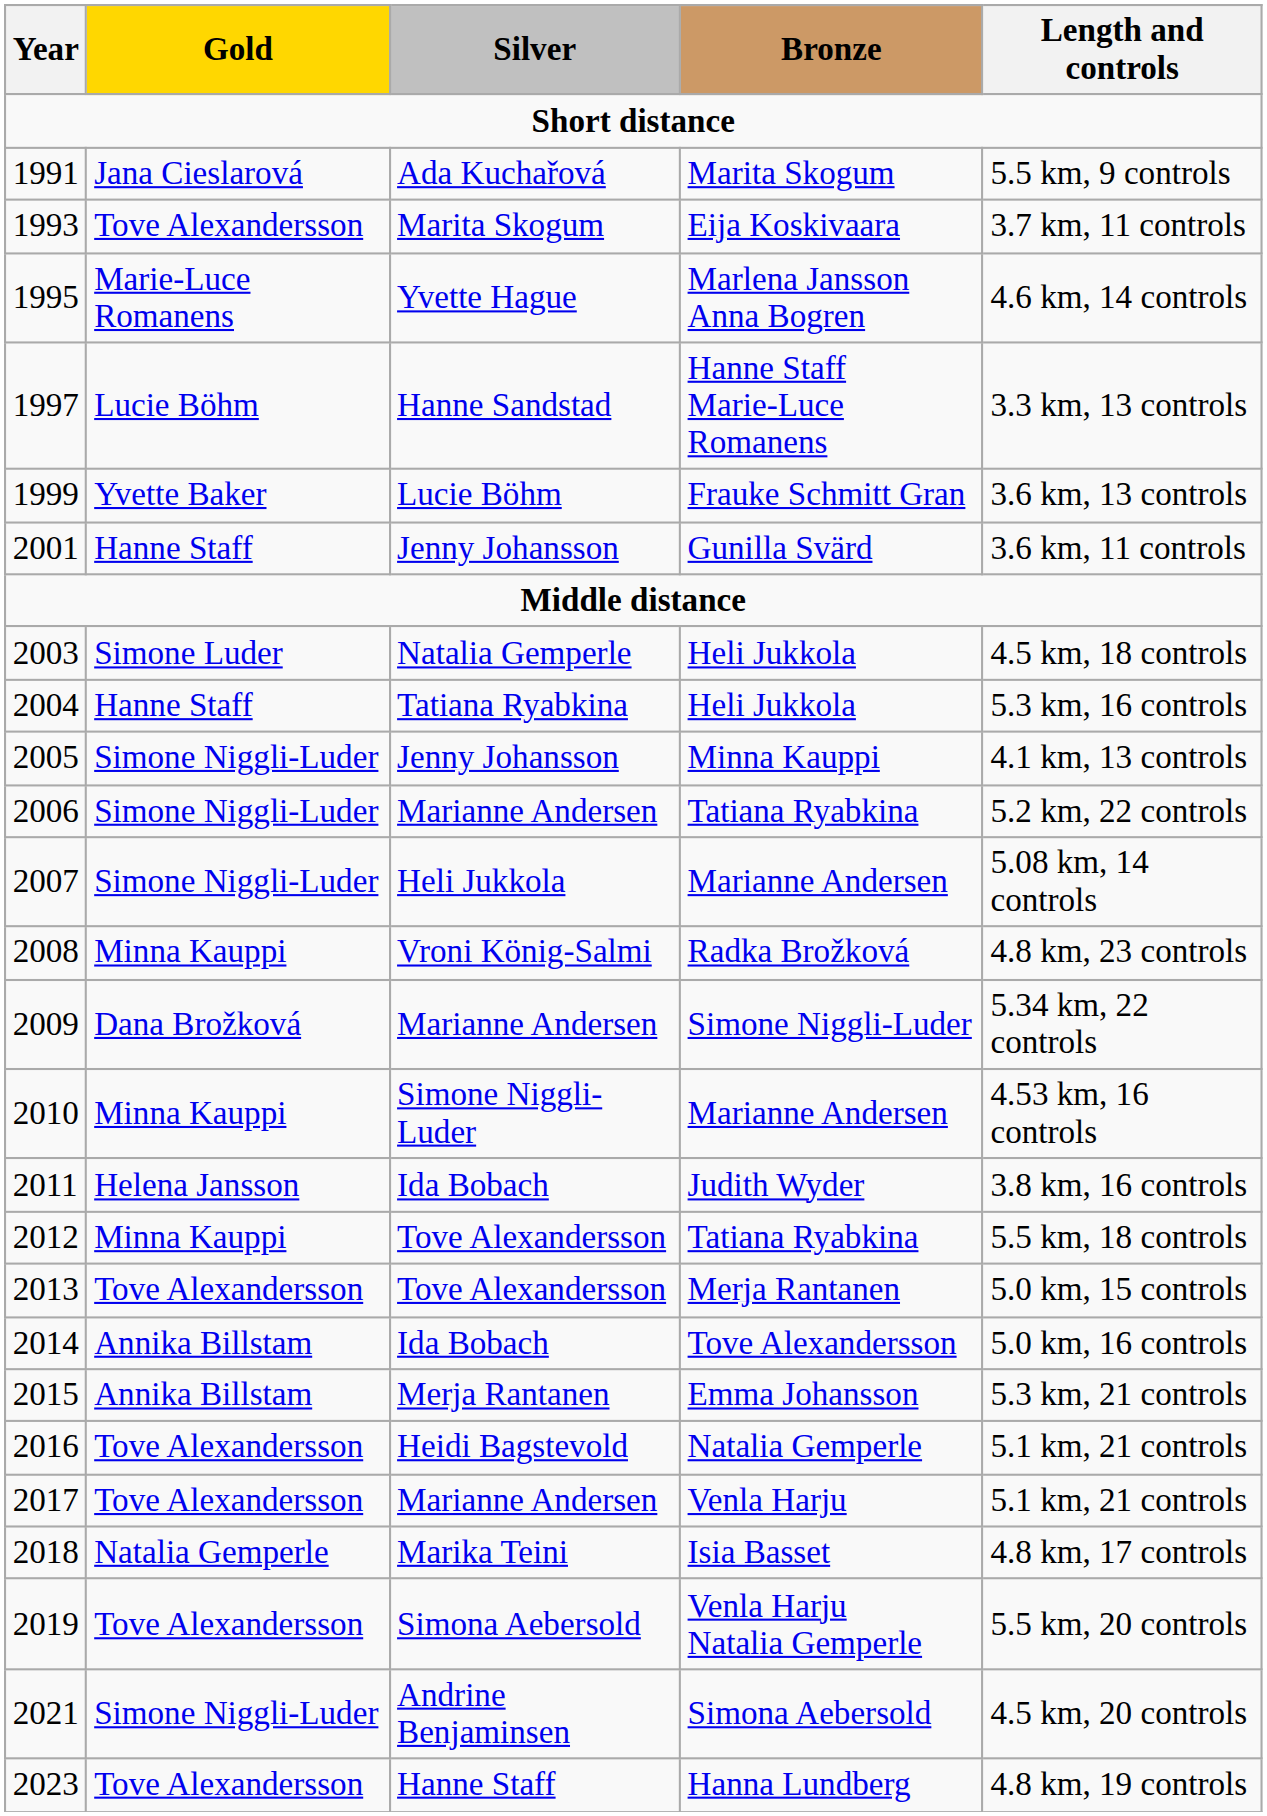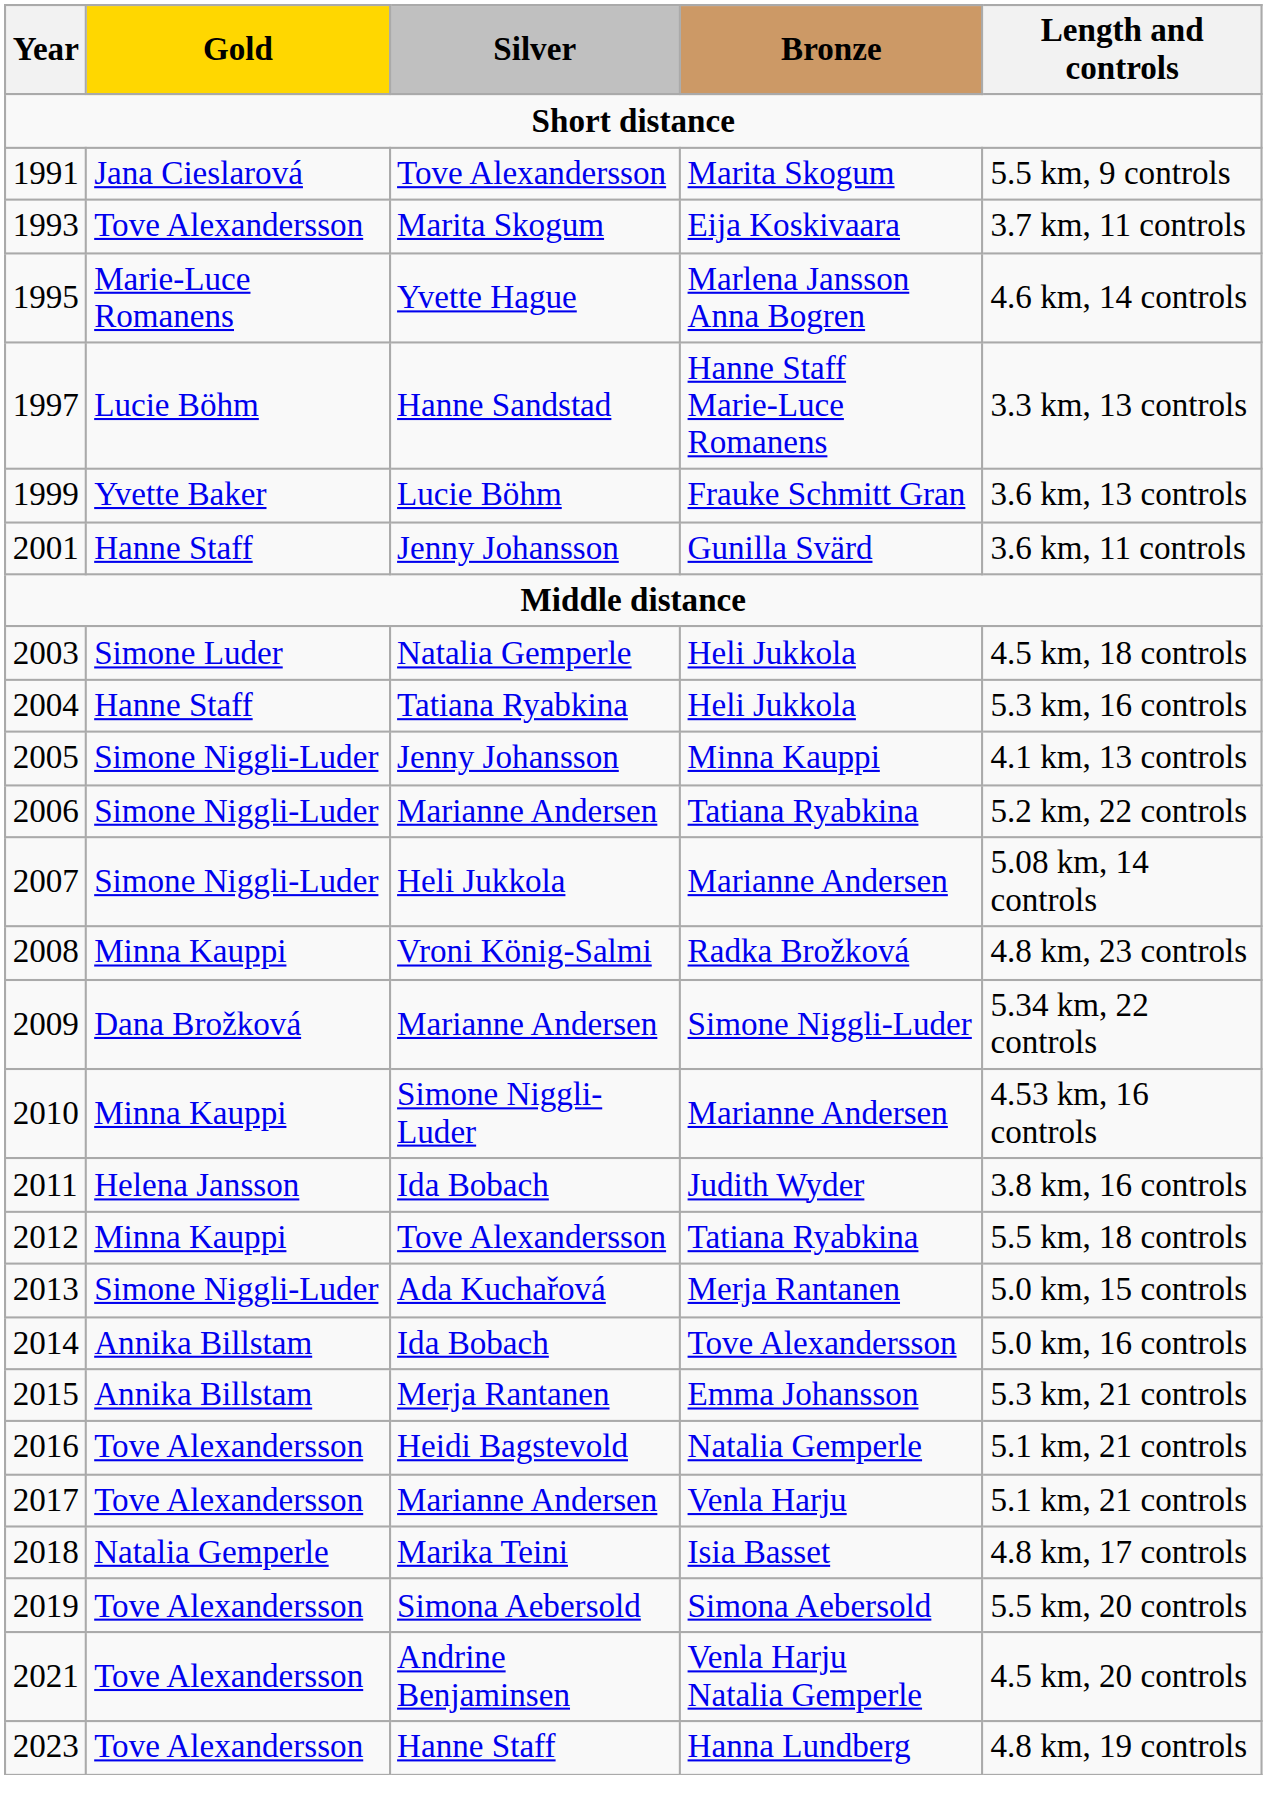(501, 173) Ada Kuchařová -> (532, 173) Tove Alexandersson
(229, 1289) Tove Alexandersson -> (236, 1289) Simone Niggli-Luder
(532, 1289) Tove Alexandersson -> (501, 1289) Ada Kuchařová
(805, 1623) Venla Harju Natalia Gemperle -> (809, 1604) Simona Aebersold
(236, 1713) Simone Niggli-Luder -> (229, 1675) Tove Alexandersson
(809, 1713) Simona Aebersold -> (805, 1675) Venla Harju Natalia Gemperle
